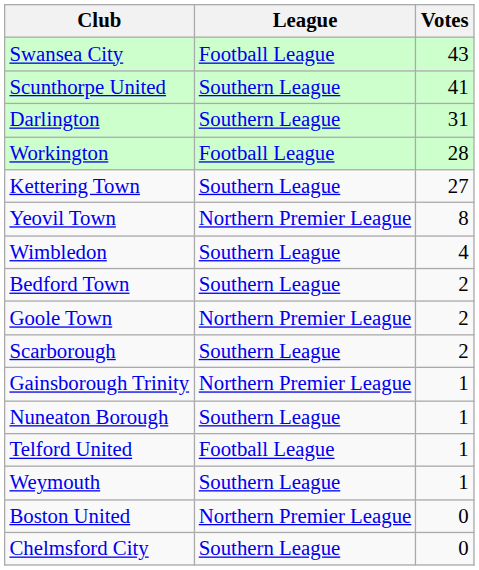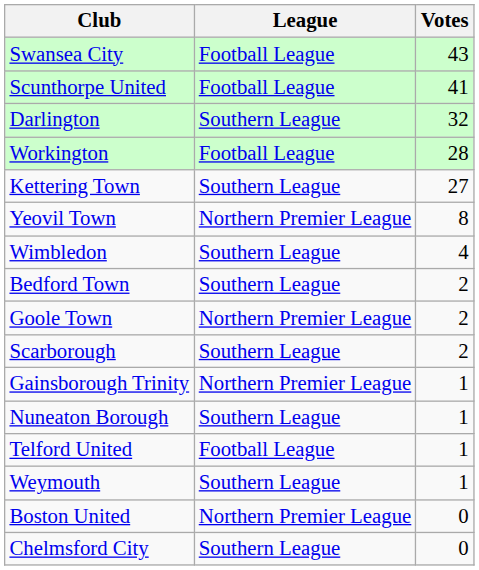(270, 86) Southern League -> (267, 86) Football League
(458, 119) 31 -> (458, 119) 32
